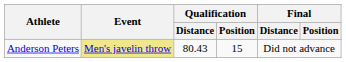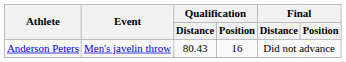(128, 49) khaki background -> (128, 49) no background
(237, 49) 15 -> (237, 49) 16
